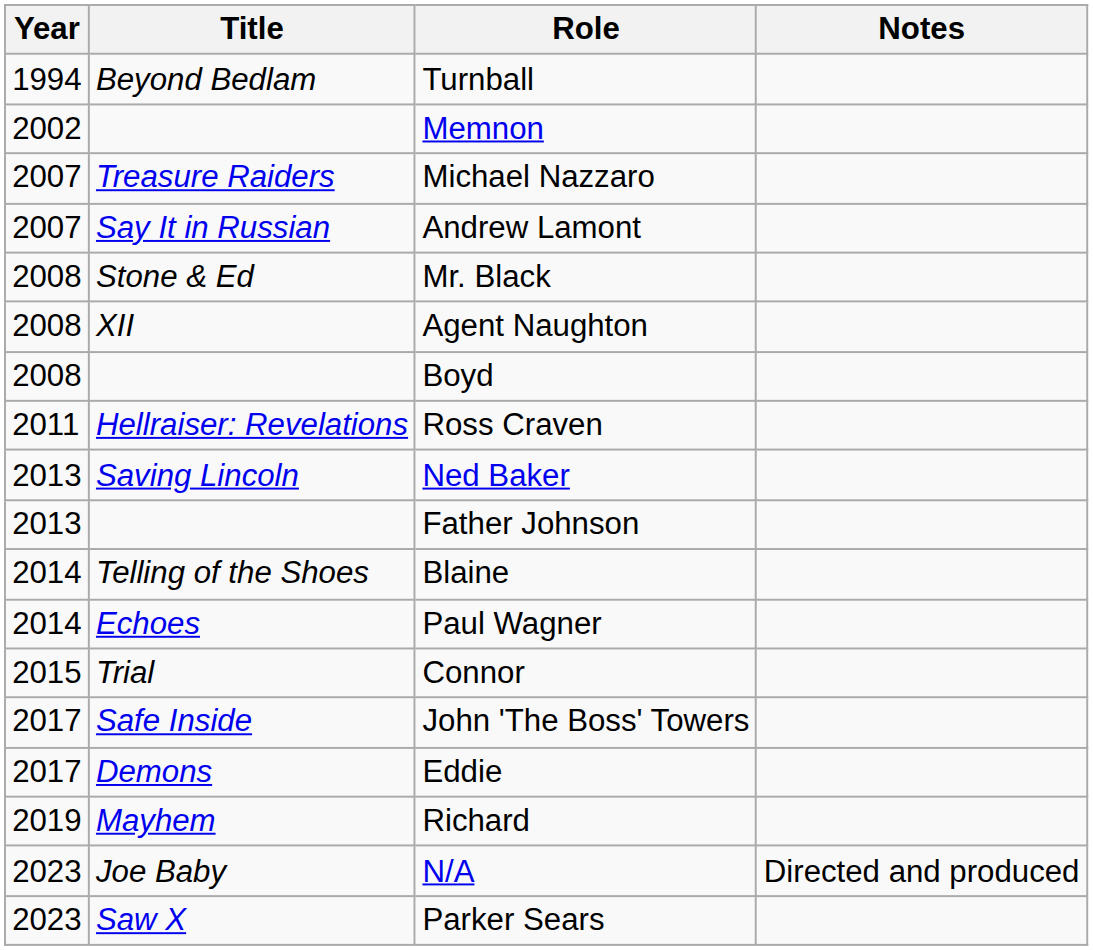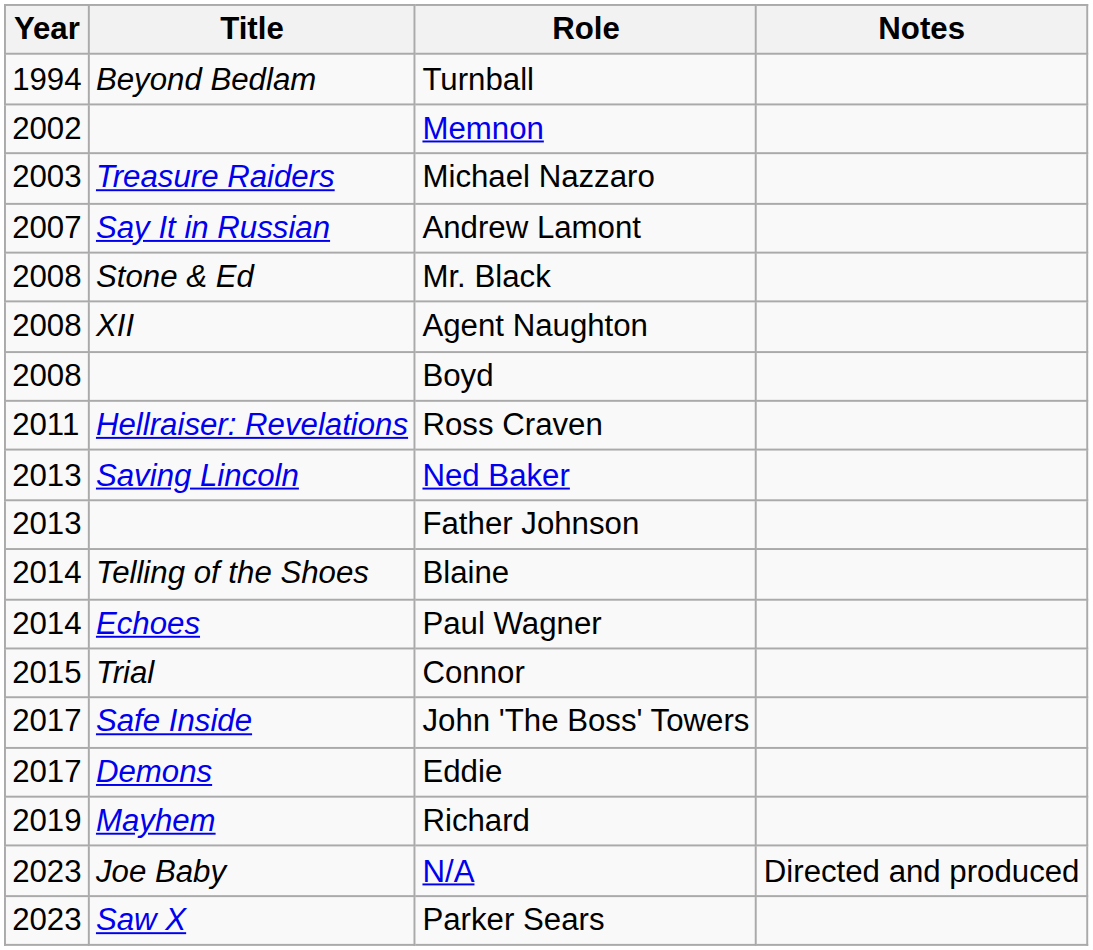(47, 177) 2007 -> (47, 177) 2003
